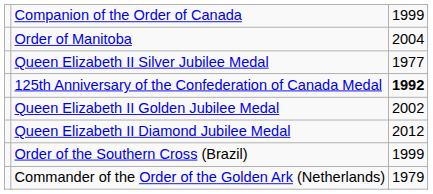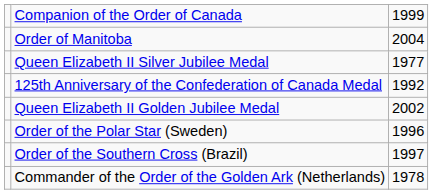(408, 85) bold -> (408, 85) normal
- row: (153, 131)
+ row: (121, 131)
(408, 154) 1999 -> (408, 154) 1997
(408, 177) 1979 -> (408, 177) 1978
